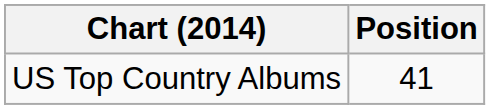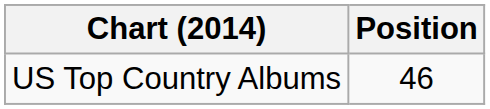(417, 78) 41 -> (417, 78) 46
